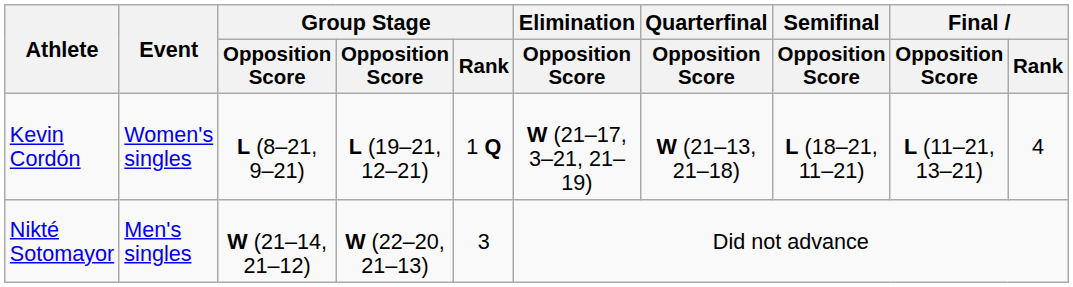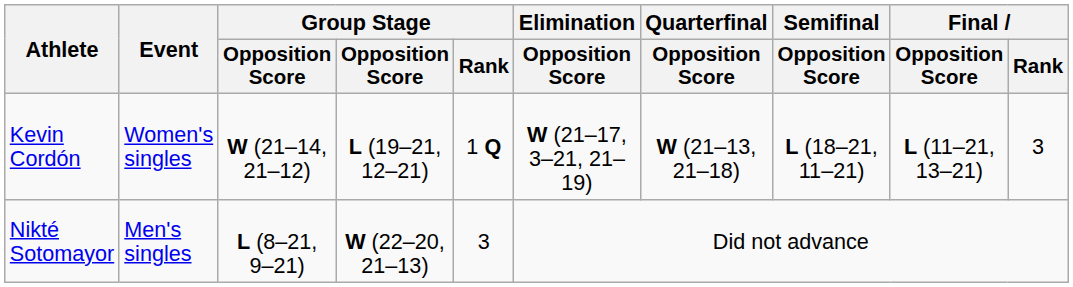(277, 159) L (8–21, 9–21) -> (277, 159) W (21–14, 21–12)
(1038, 147) 4 -> (1038, 147) 3
(277, 253) W (21–14, 21–12) -> (277, 253) L (8–21, 9–21)
